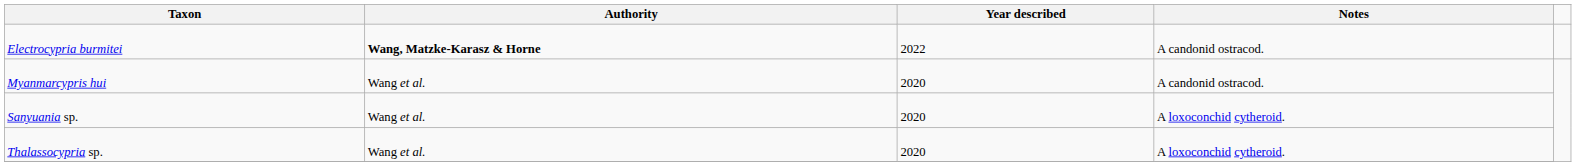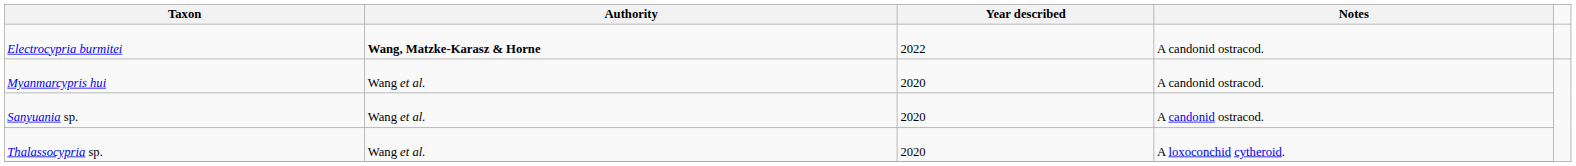(1221, 117) A loxoconchid cytheroid. -> (1210, 117) A candonid ostracod.
